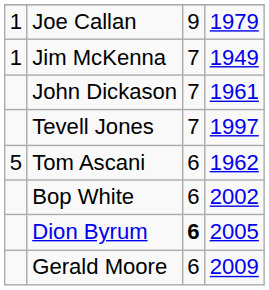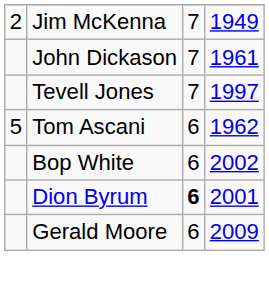- row: (84, 22)
(16, 57) 1 -> (16, 22) 2
(234, 232) 2005 -> (234, 197) 2001
